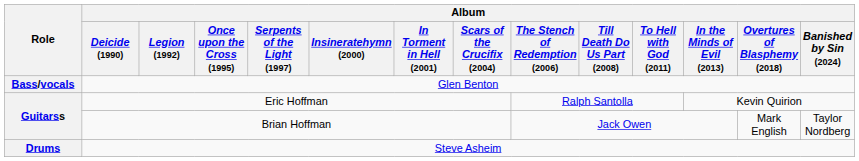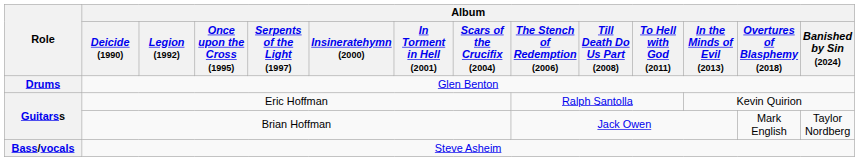(43, 84) Bass/vocals -> (43, 84) Drums
(43, 148) Drums -> (43, 148) Bass/vocals
